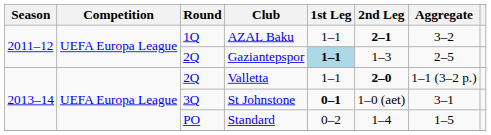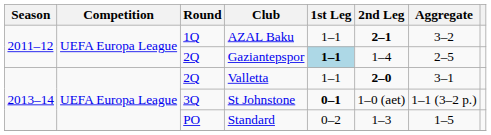(381, 57) 1–3 -> (381, 57) 1–4
(444, 78) 1–1 (3–2 p.) -> (444, 78) 3–1
(444, 99) 3–1 -> (444, 99) 1–1 (3–2 p.)
(381, 120) 1–4 -> (381, 120) 1–3
